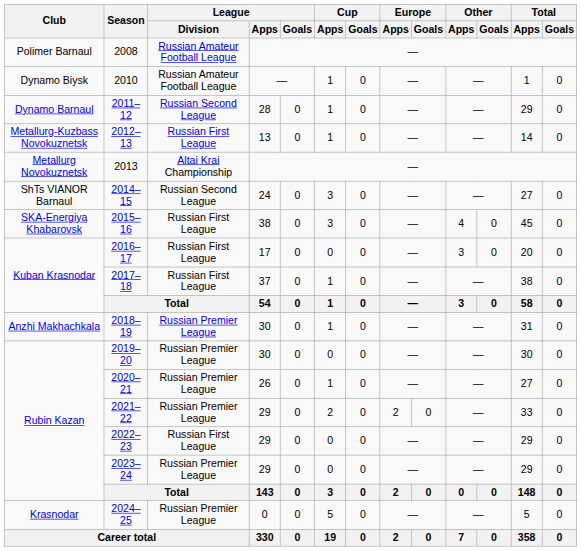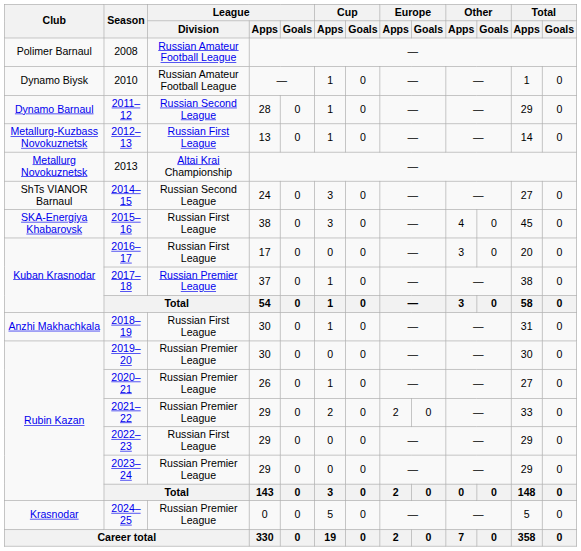(198, 281) Russian First League -> (198, 281) Russian Premier League
(198, 326) Russian Premier League -> (198, 326) Russian First League
